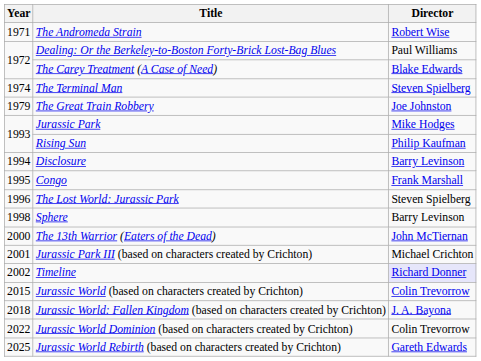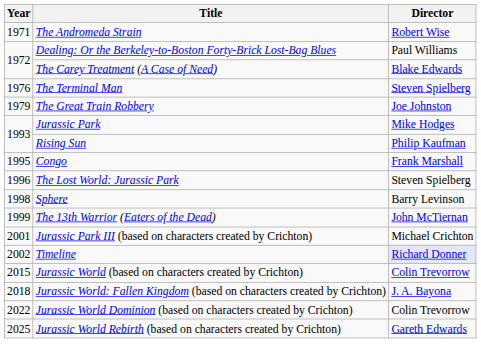(19, 87) 1974 -> (19, 87) 1976
- row: (61, 161)
(19, 236) 2000 -> (19, 217) 1999
